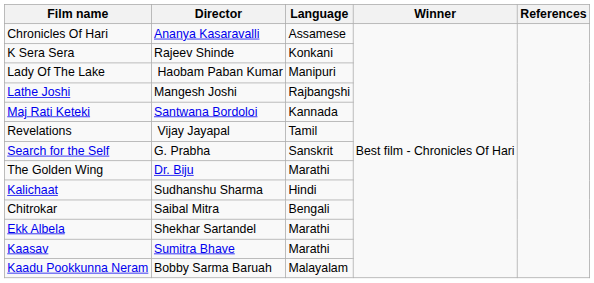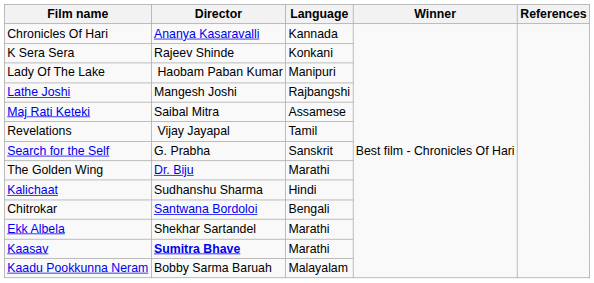(317, 33) Assamese -> (313, 33) Kannada
(206, 111) Santwana Bordoloi -> (187, 111) Saibal Mitra
(313, 111) Kannada -> (317, 111) Assamese
(187, 209) Saibal Mitra -> (206, 209) Santwana Bordoloi
(194, 248) normal -> (197, 248) bold
